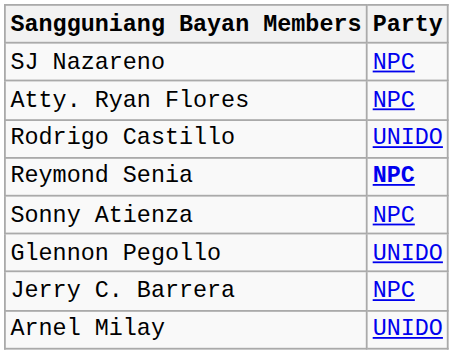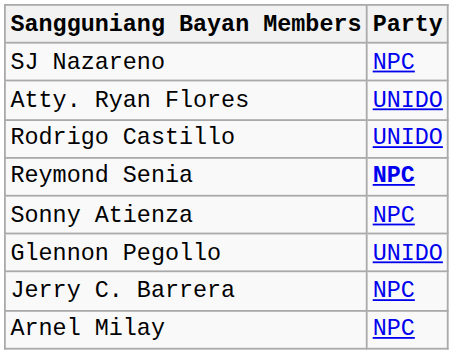(394, 100) NPC -> (408, 100) UNIDO
(408, 329) UNIDO -> (394, 329) NPC
